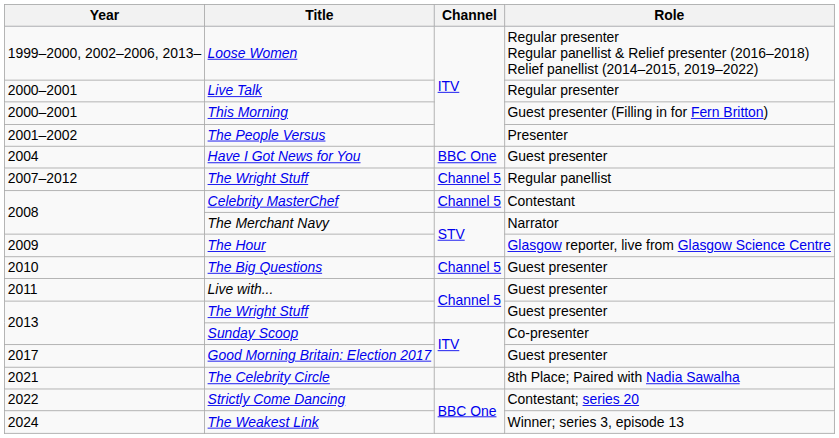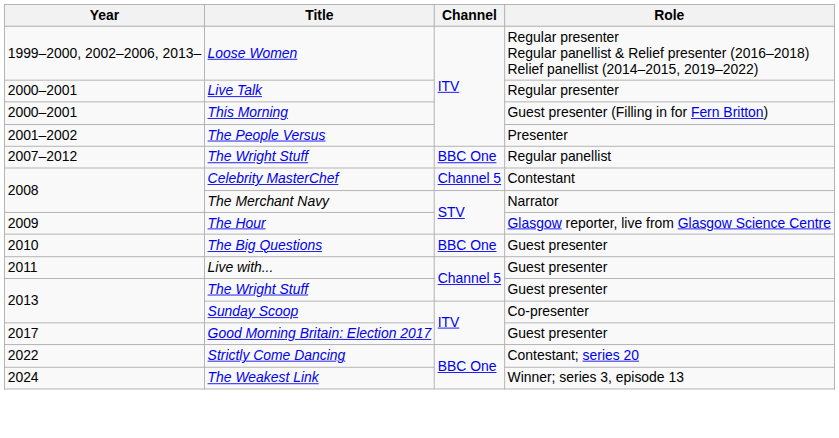- row: (23, 157)
(469, 179) Channel 5 -> (467, 157) BBC One
(469, 267) Channel 5 -> (467, 245) BBC One
- row: (23, 378)
